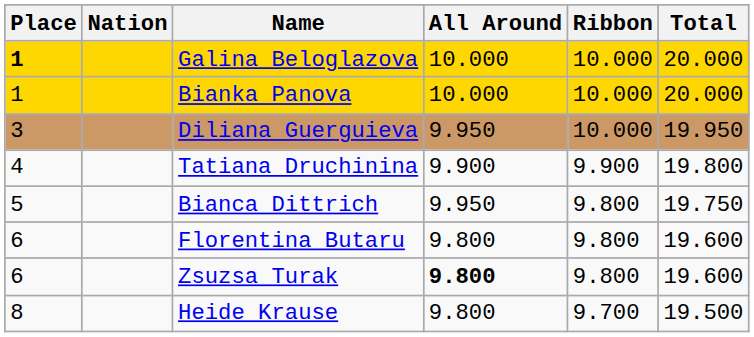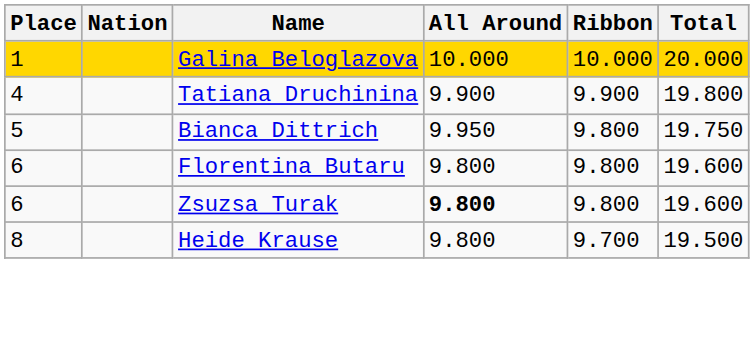(17, 59) bold -> (17, 59) normal
- row: (265, 95)
- row: (298, 132)
